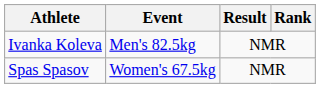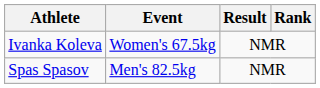(153, 44) Men's 82.5kg -> (163, 44) Women's 67.5kg
(163, 70) Women's 67.5kg -> (153, 70) Men's 82.5kg
